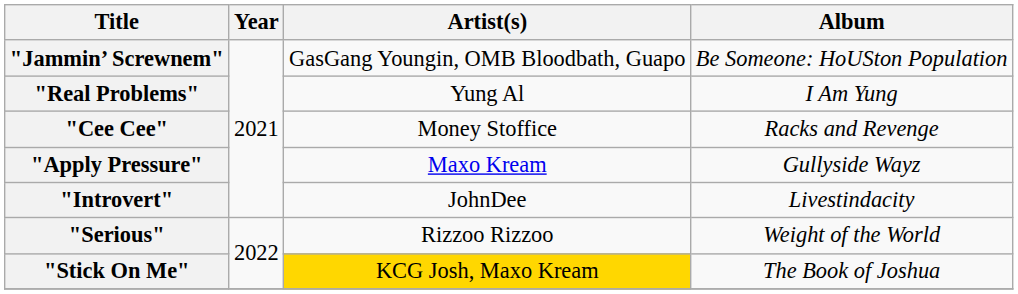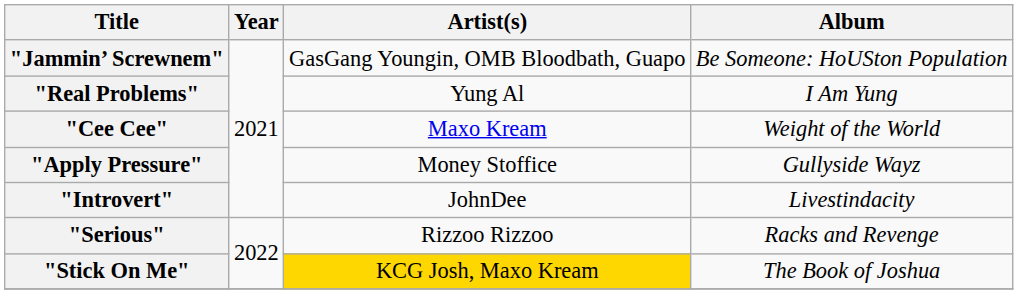(487, 128) Money Stoffice -> (487, 128) Maxo Kream
(852, 128) Racks and Revenge -> (852, 128) Weight of the World
(487, 164) Maxo Kream -> (487, 164) Money Stoffice
(852, 235) Weight of the World -> (852, 235) Racks and Revenge
